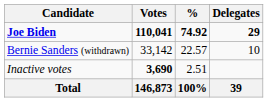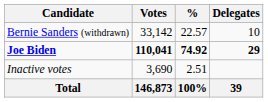rows swapped: (32, 32) <-> (68, 50)
(159, 69) bold -> (159, 69) normal
